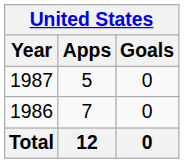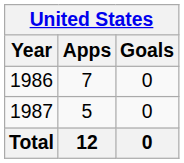rows swapped: (31, 111) <-> (31, 81)
